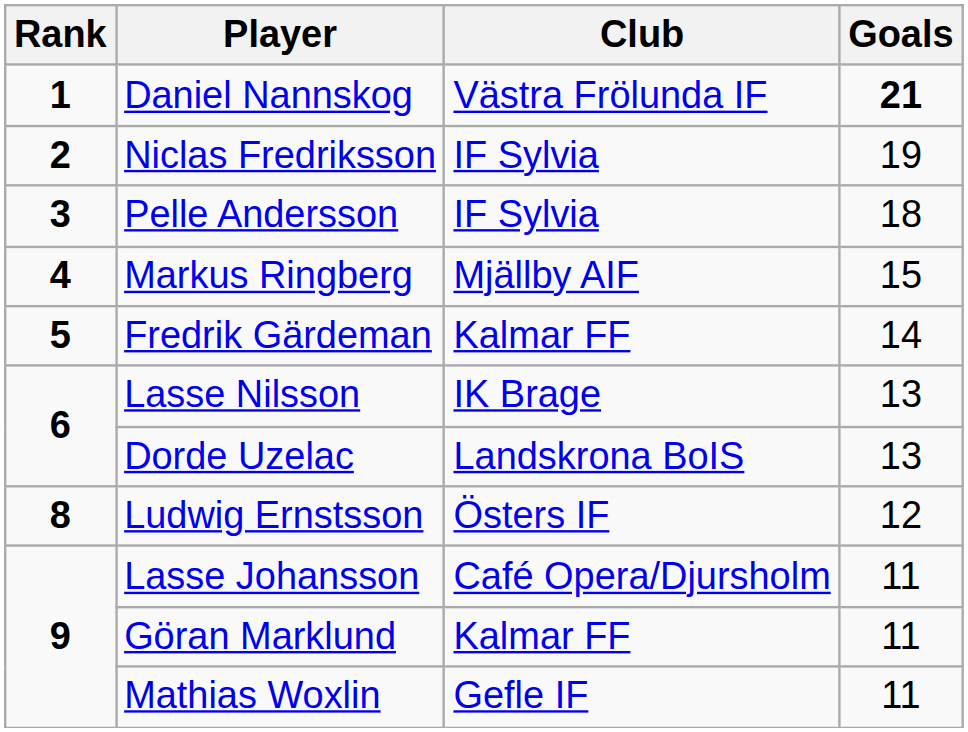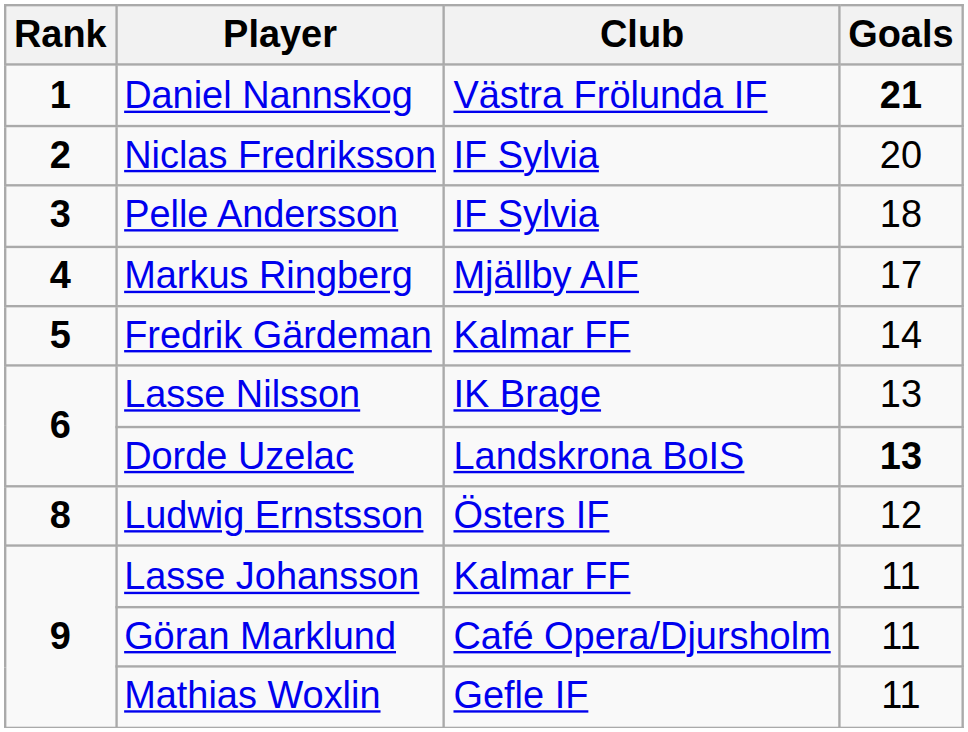(901, 154) 19 -> (901, 154) 20
(901, 275) 15 -> (901, 275) 17
(901, 455) normal -> (901, 455) bold
(642, 575) Café Opera/Djursholm -> (542, 575) Kalmar FF
(542, 635) Kalmar FF -> (642, 635) Café Opera/Djursholm
